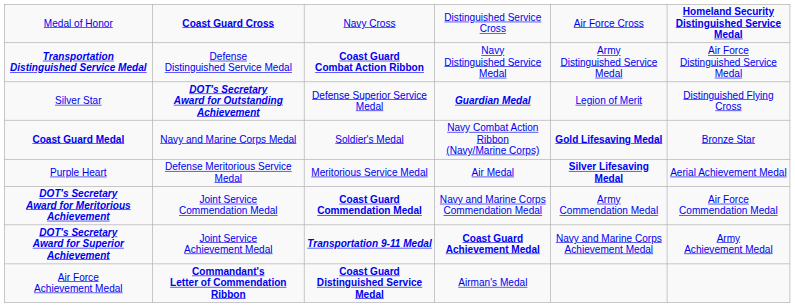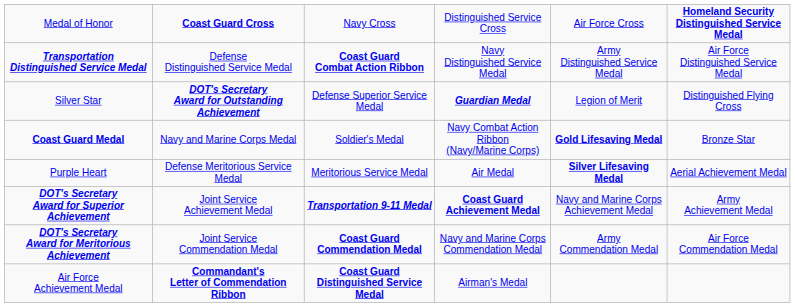rows swapped: (78, 205) <-> (78, 244)
